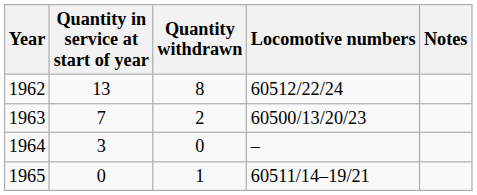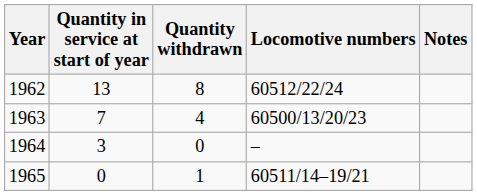(200, 117) 2 -> (200, 117) 4
